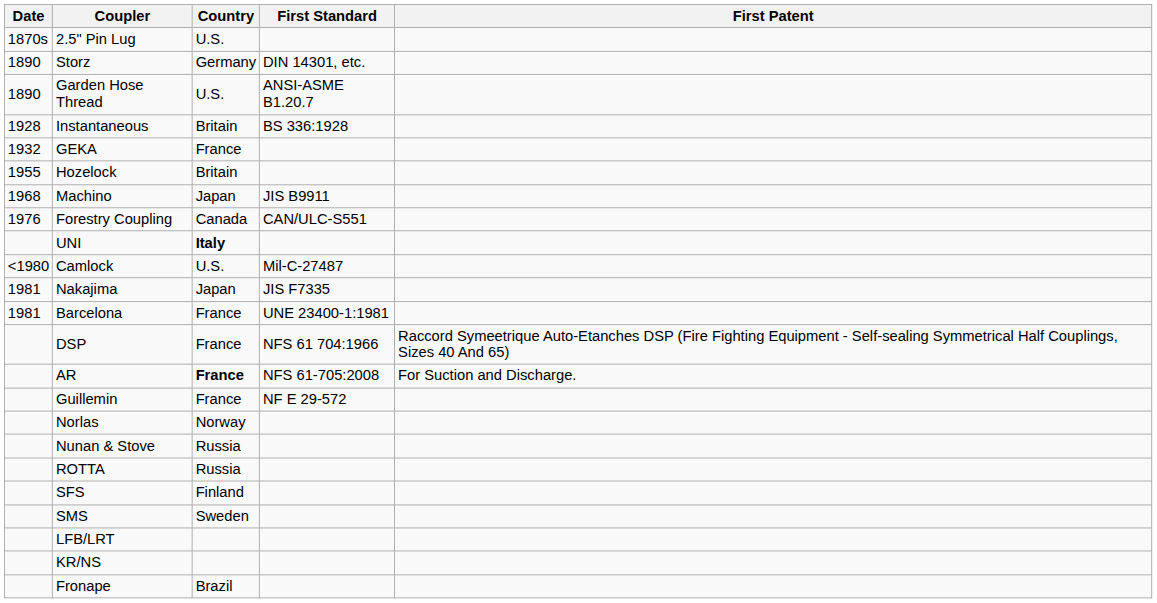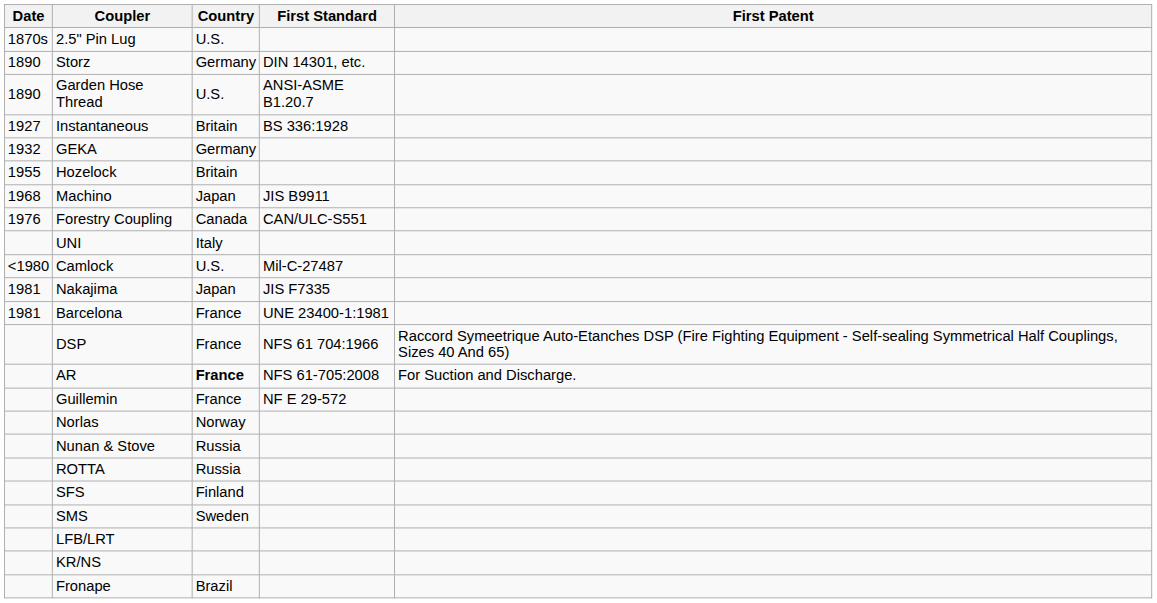(24, 126) 1928 -> (24, 126) 1927
(219, 149) France -> (226, 149) Germany
(210, 242) bold -> (209, 242) normal
